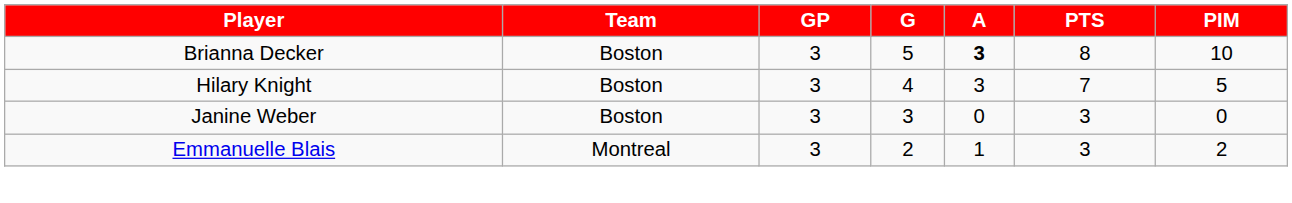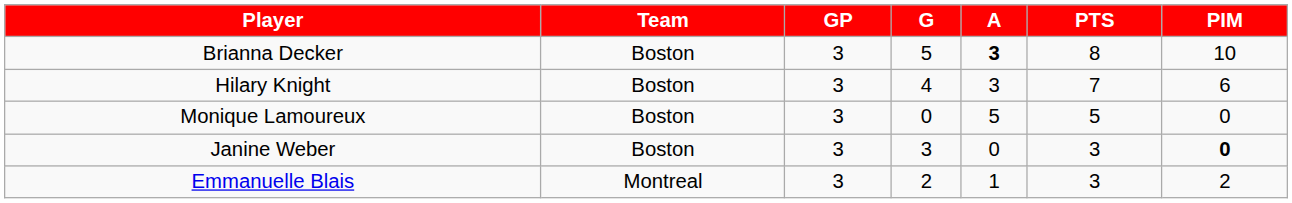(1222, 85) 5 -> (1225, 85) 6
+ row: (273, 117)
(1222, 117) normal -> (1225, 149) bold
